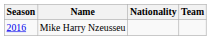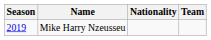(16, 27) 2016 -> (16, 27) 2019
